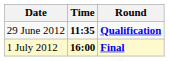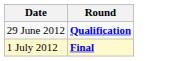- column: (83, 13)
